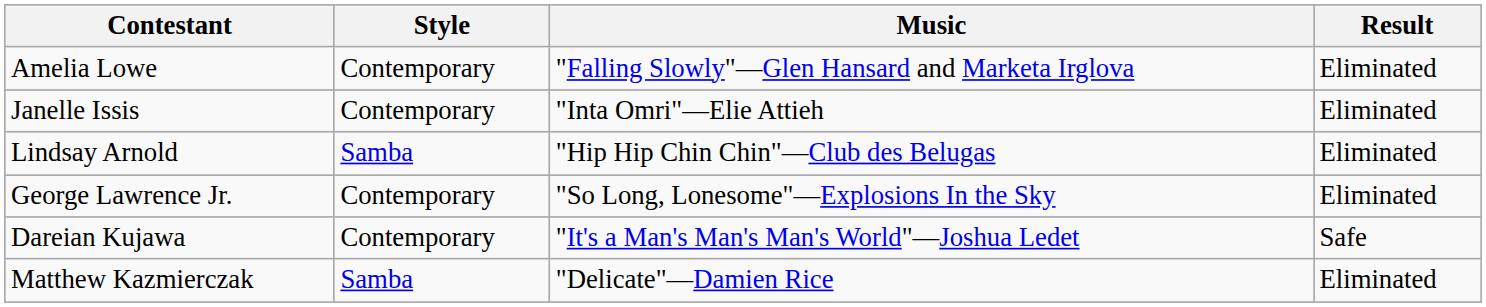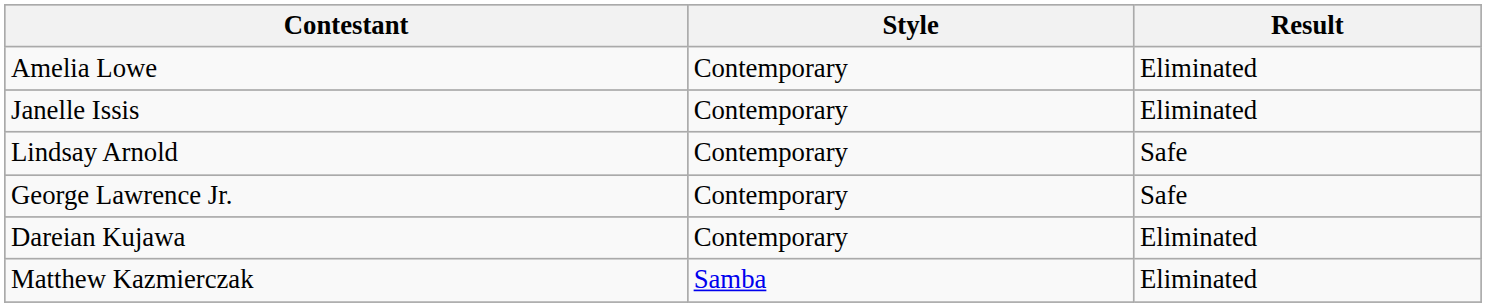- column: (931, 25)
(377, 152) Samba -> (771, 152) Contemporary
(1378, 152) Eliminated -> (1164, 152) Safe
(1378, 195) Eliminated -> (1164, 195) Safe
(1343, 237) Safe -> (1199, 237) Eliminated
